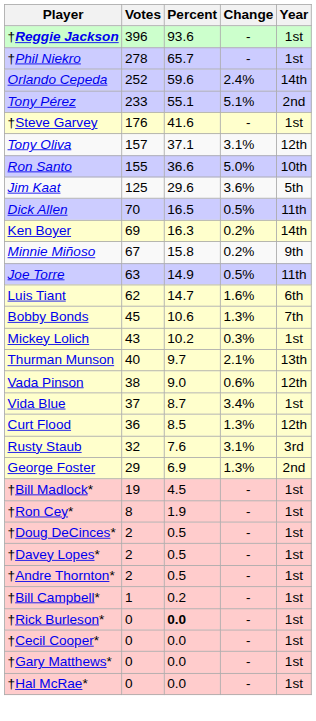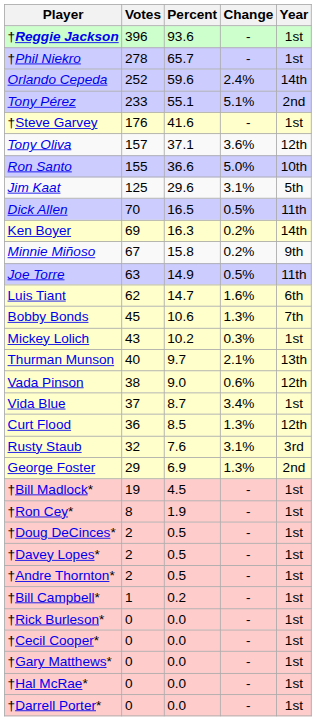(239, 144) 3.1% -> (239, 144) 3.6%
(239, 187) 3.6% -> (239, 187) 3.1%
(177, 619) bold -> (177, 619) normal
+ row: (54, 705)
